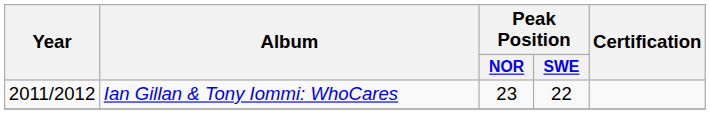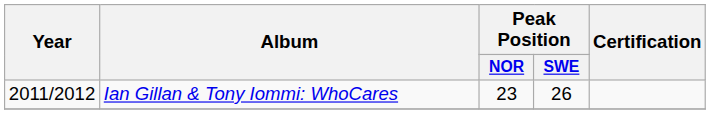(561, 94) 22 -> (561, 94) 26
